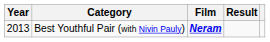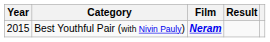(18, 28) 2013 -> (18, 28) 2015
